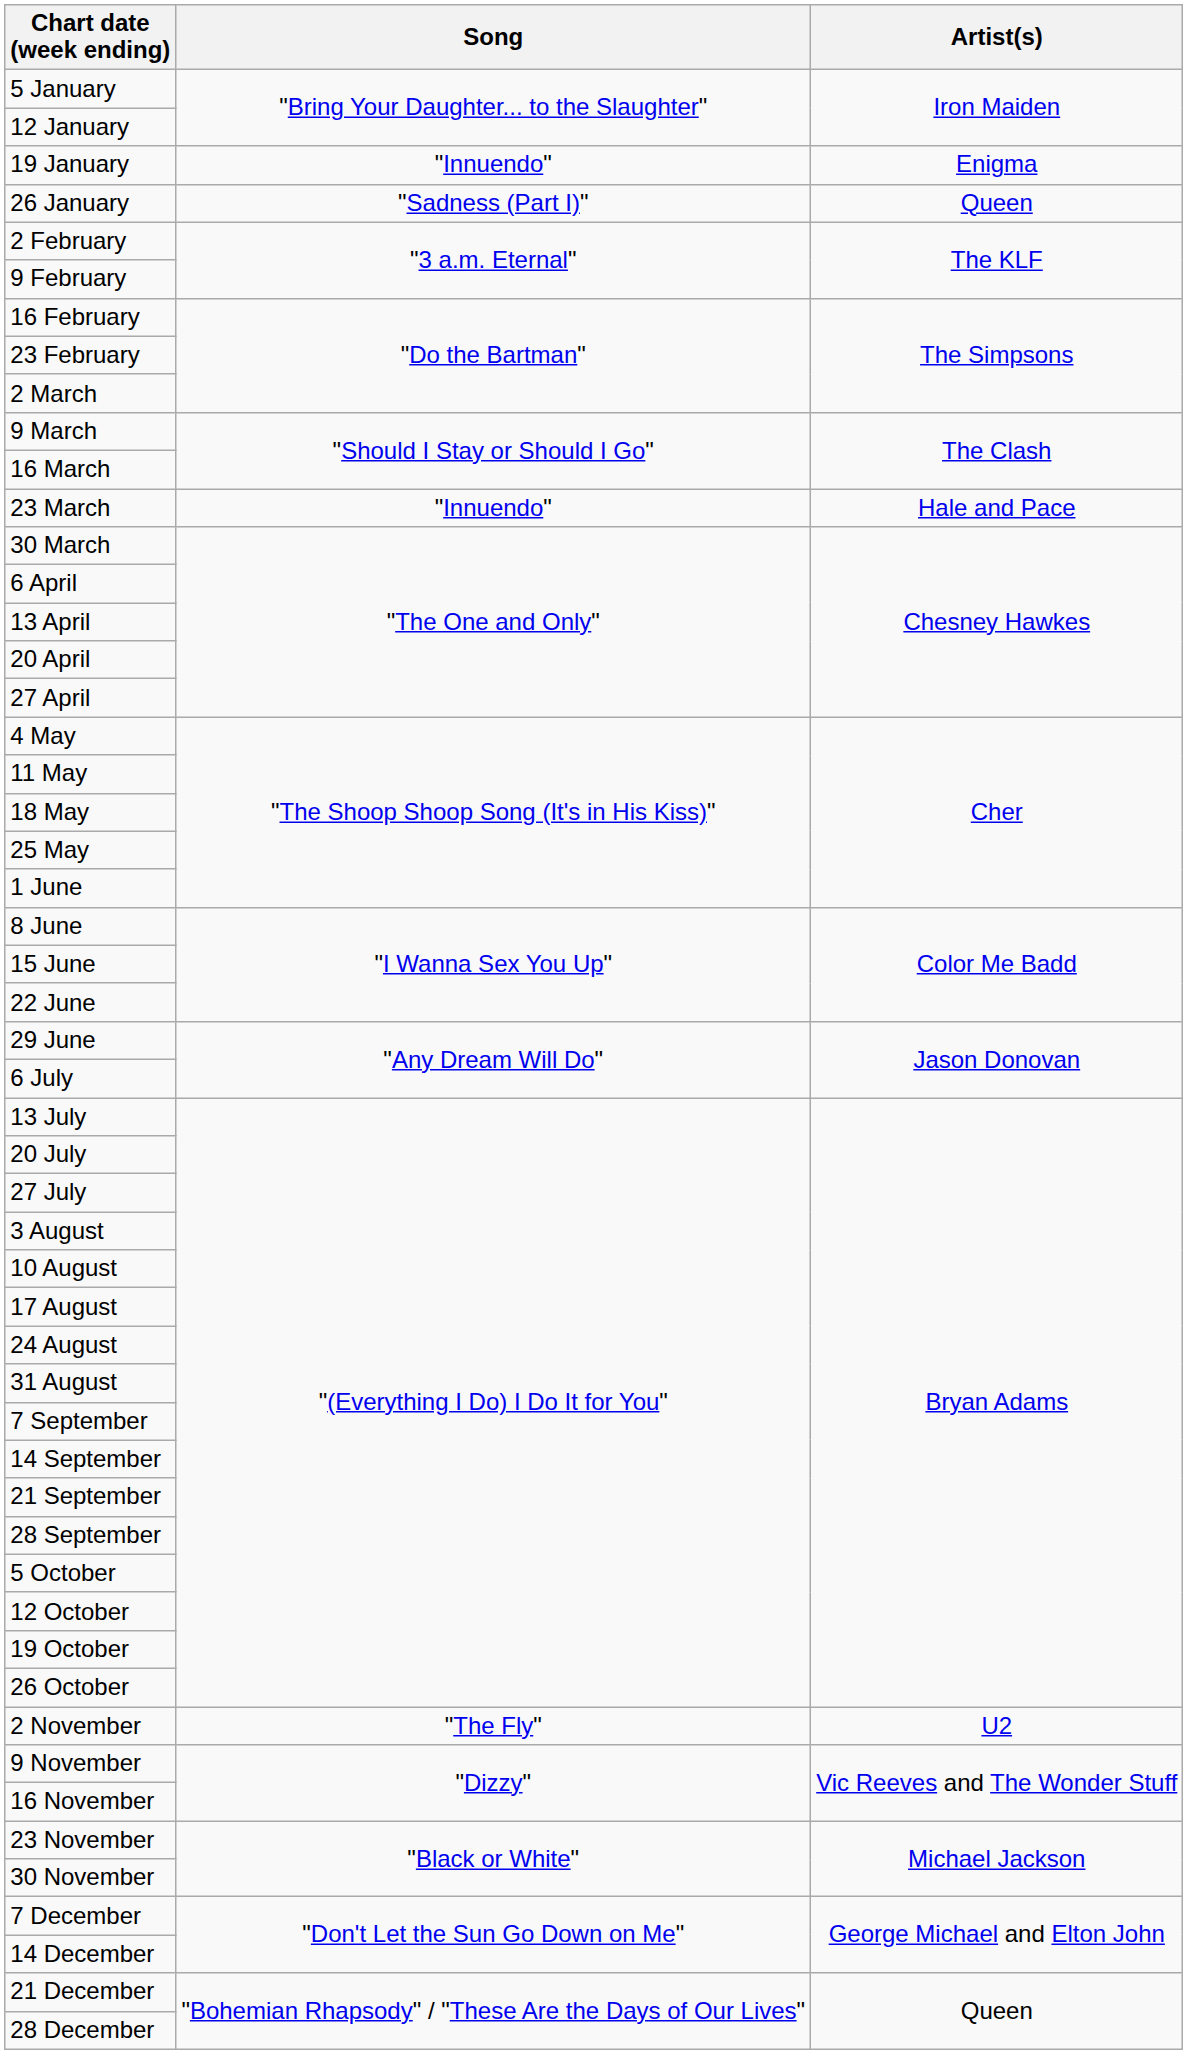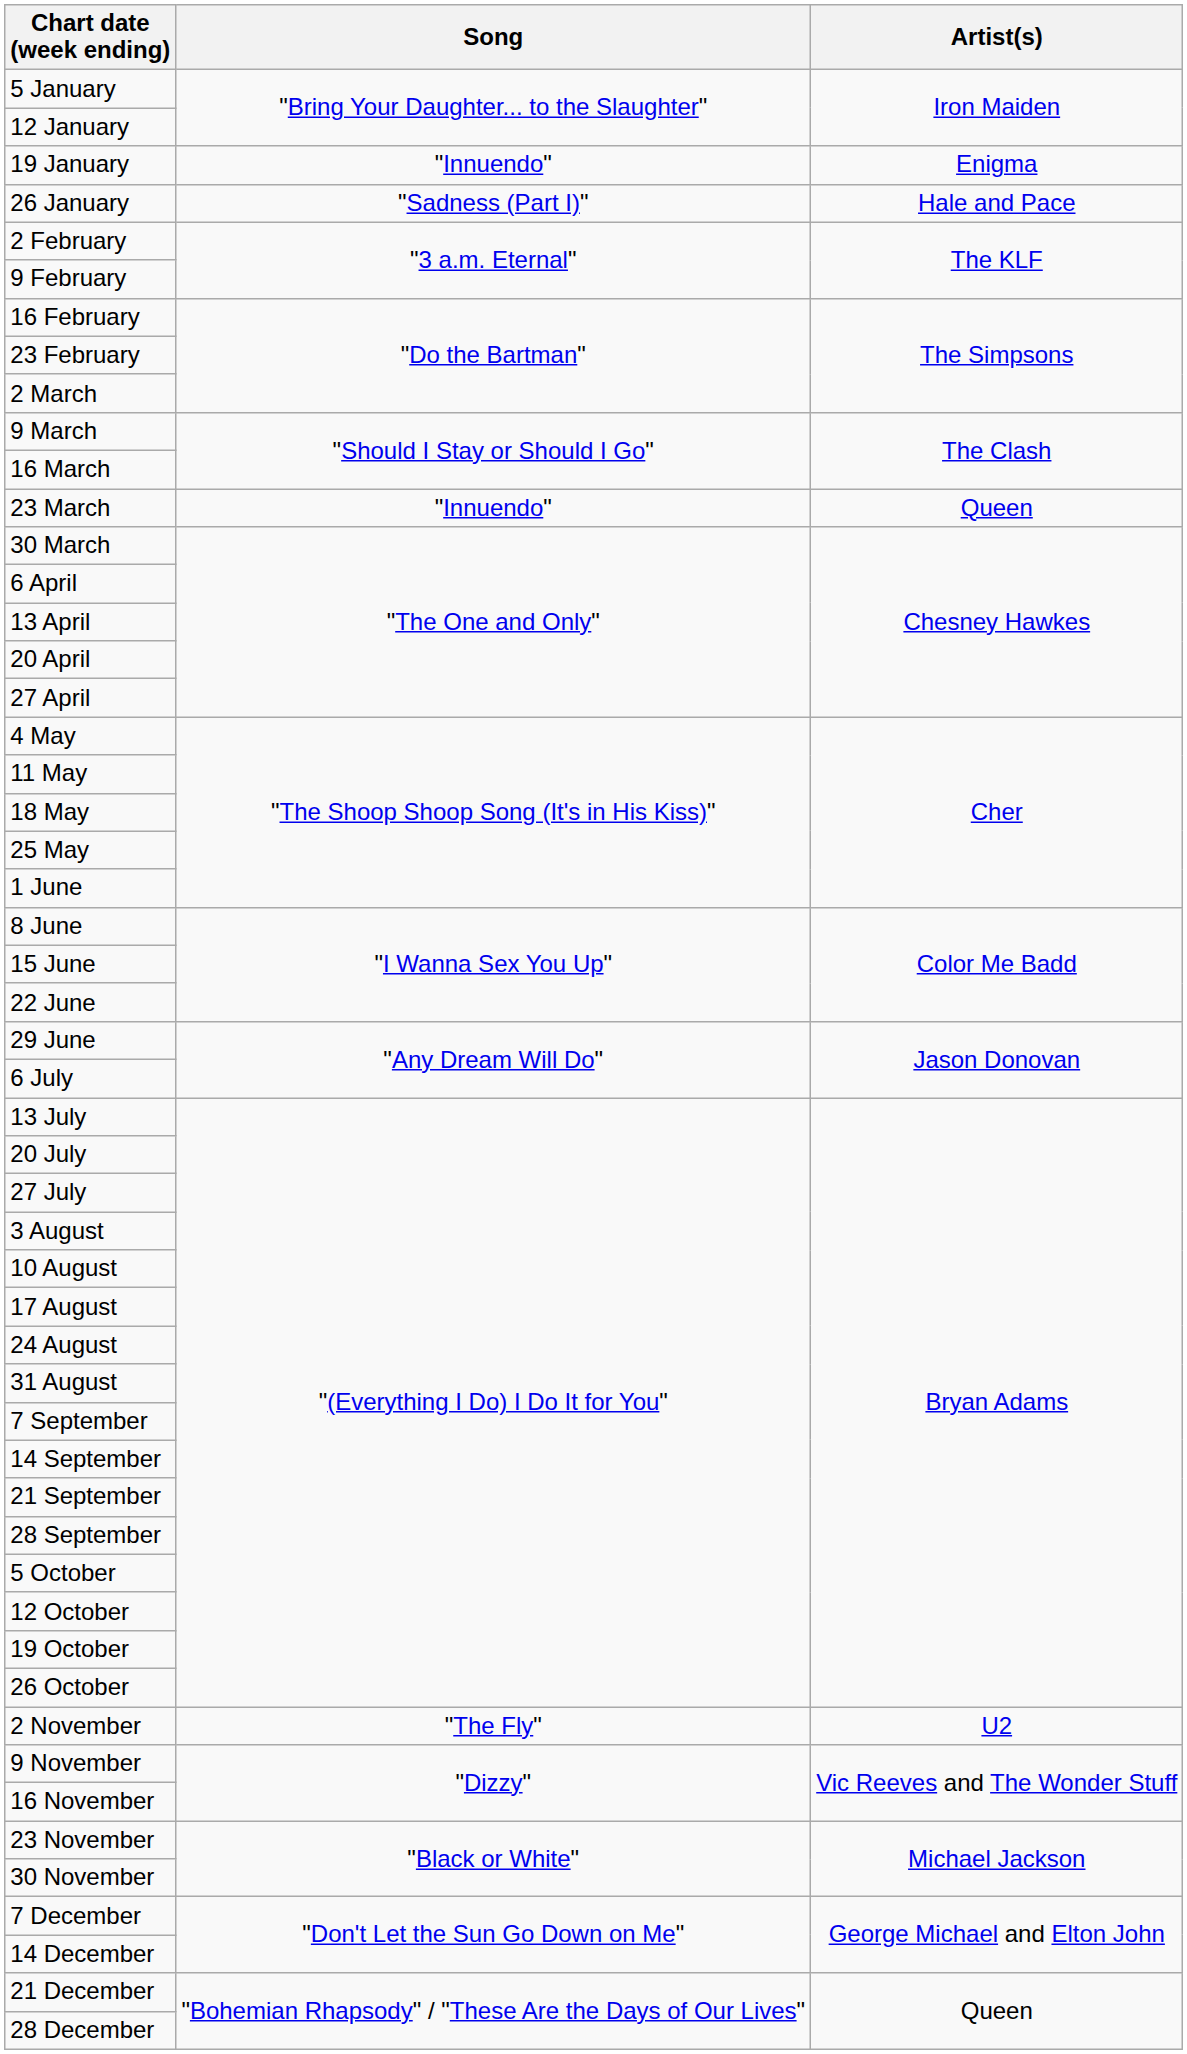(997, 202) Queen -> (997, 202) Hale and Pace
(997, 507) Hale and Pace -> (997, 507) Queen
